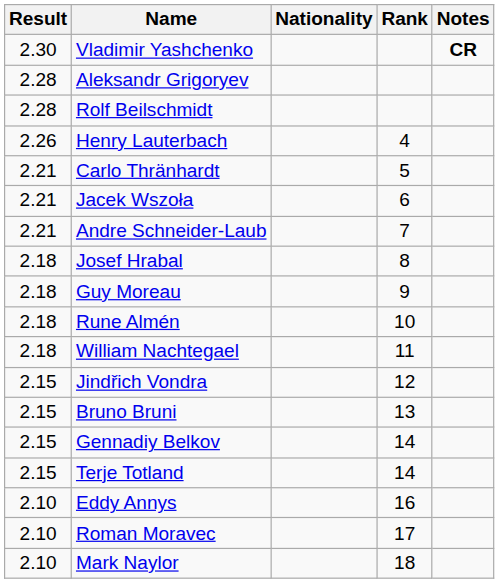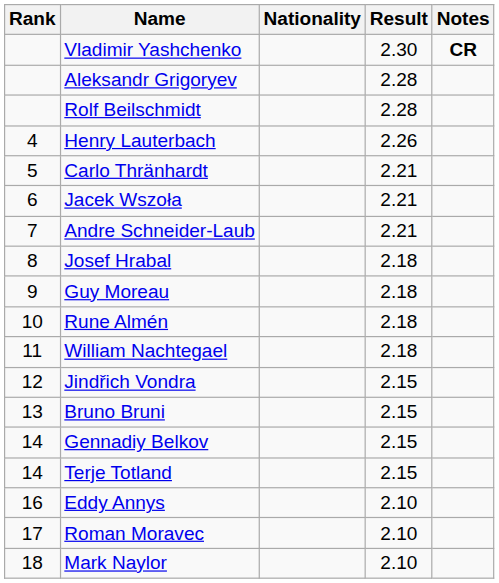columns swapped: (405, 19) <-> (38, 19)
